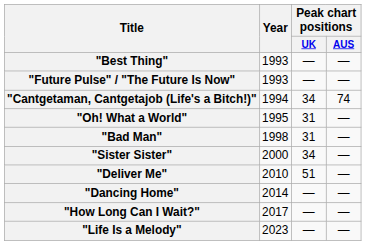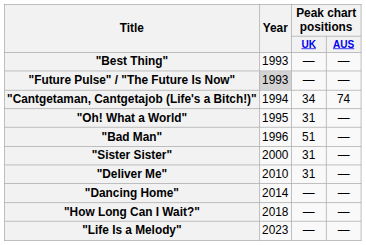(275, 80) no background -> (275, 80) lightgrey background
(275, 136) 1998 -> (275, 136) 1996
(309, 136) 31 -> (309, 136) 51
(309, 155) 34 -> (309, 155) 31
(309, 174) 51 -> (309, 174) 31
(275, 212) 2017 -> (275, 212) 2018
